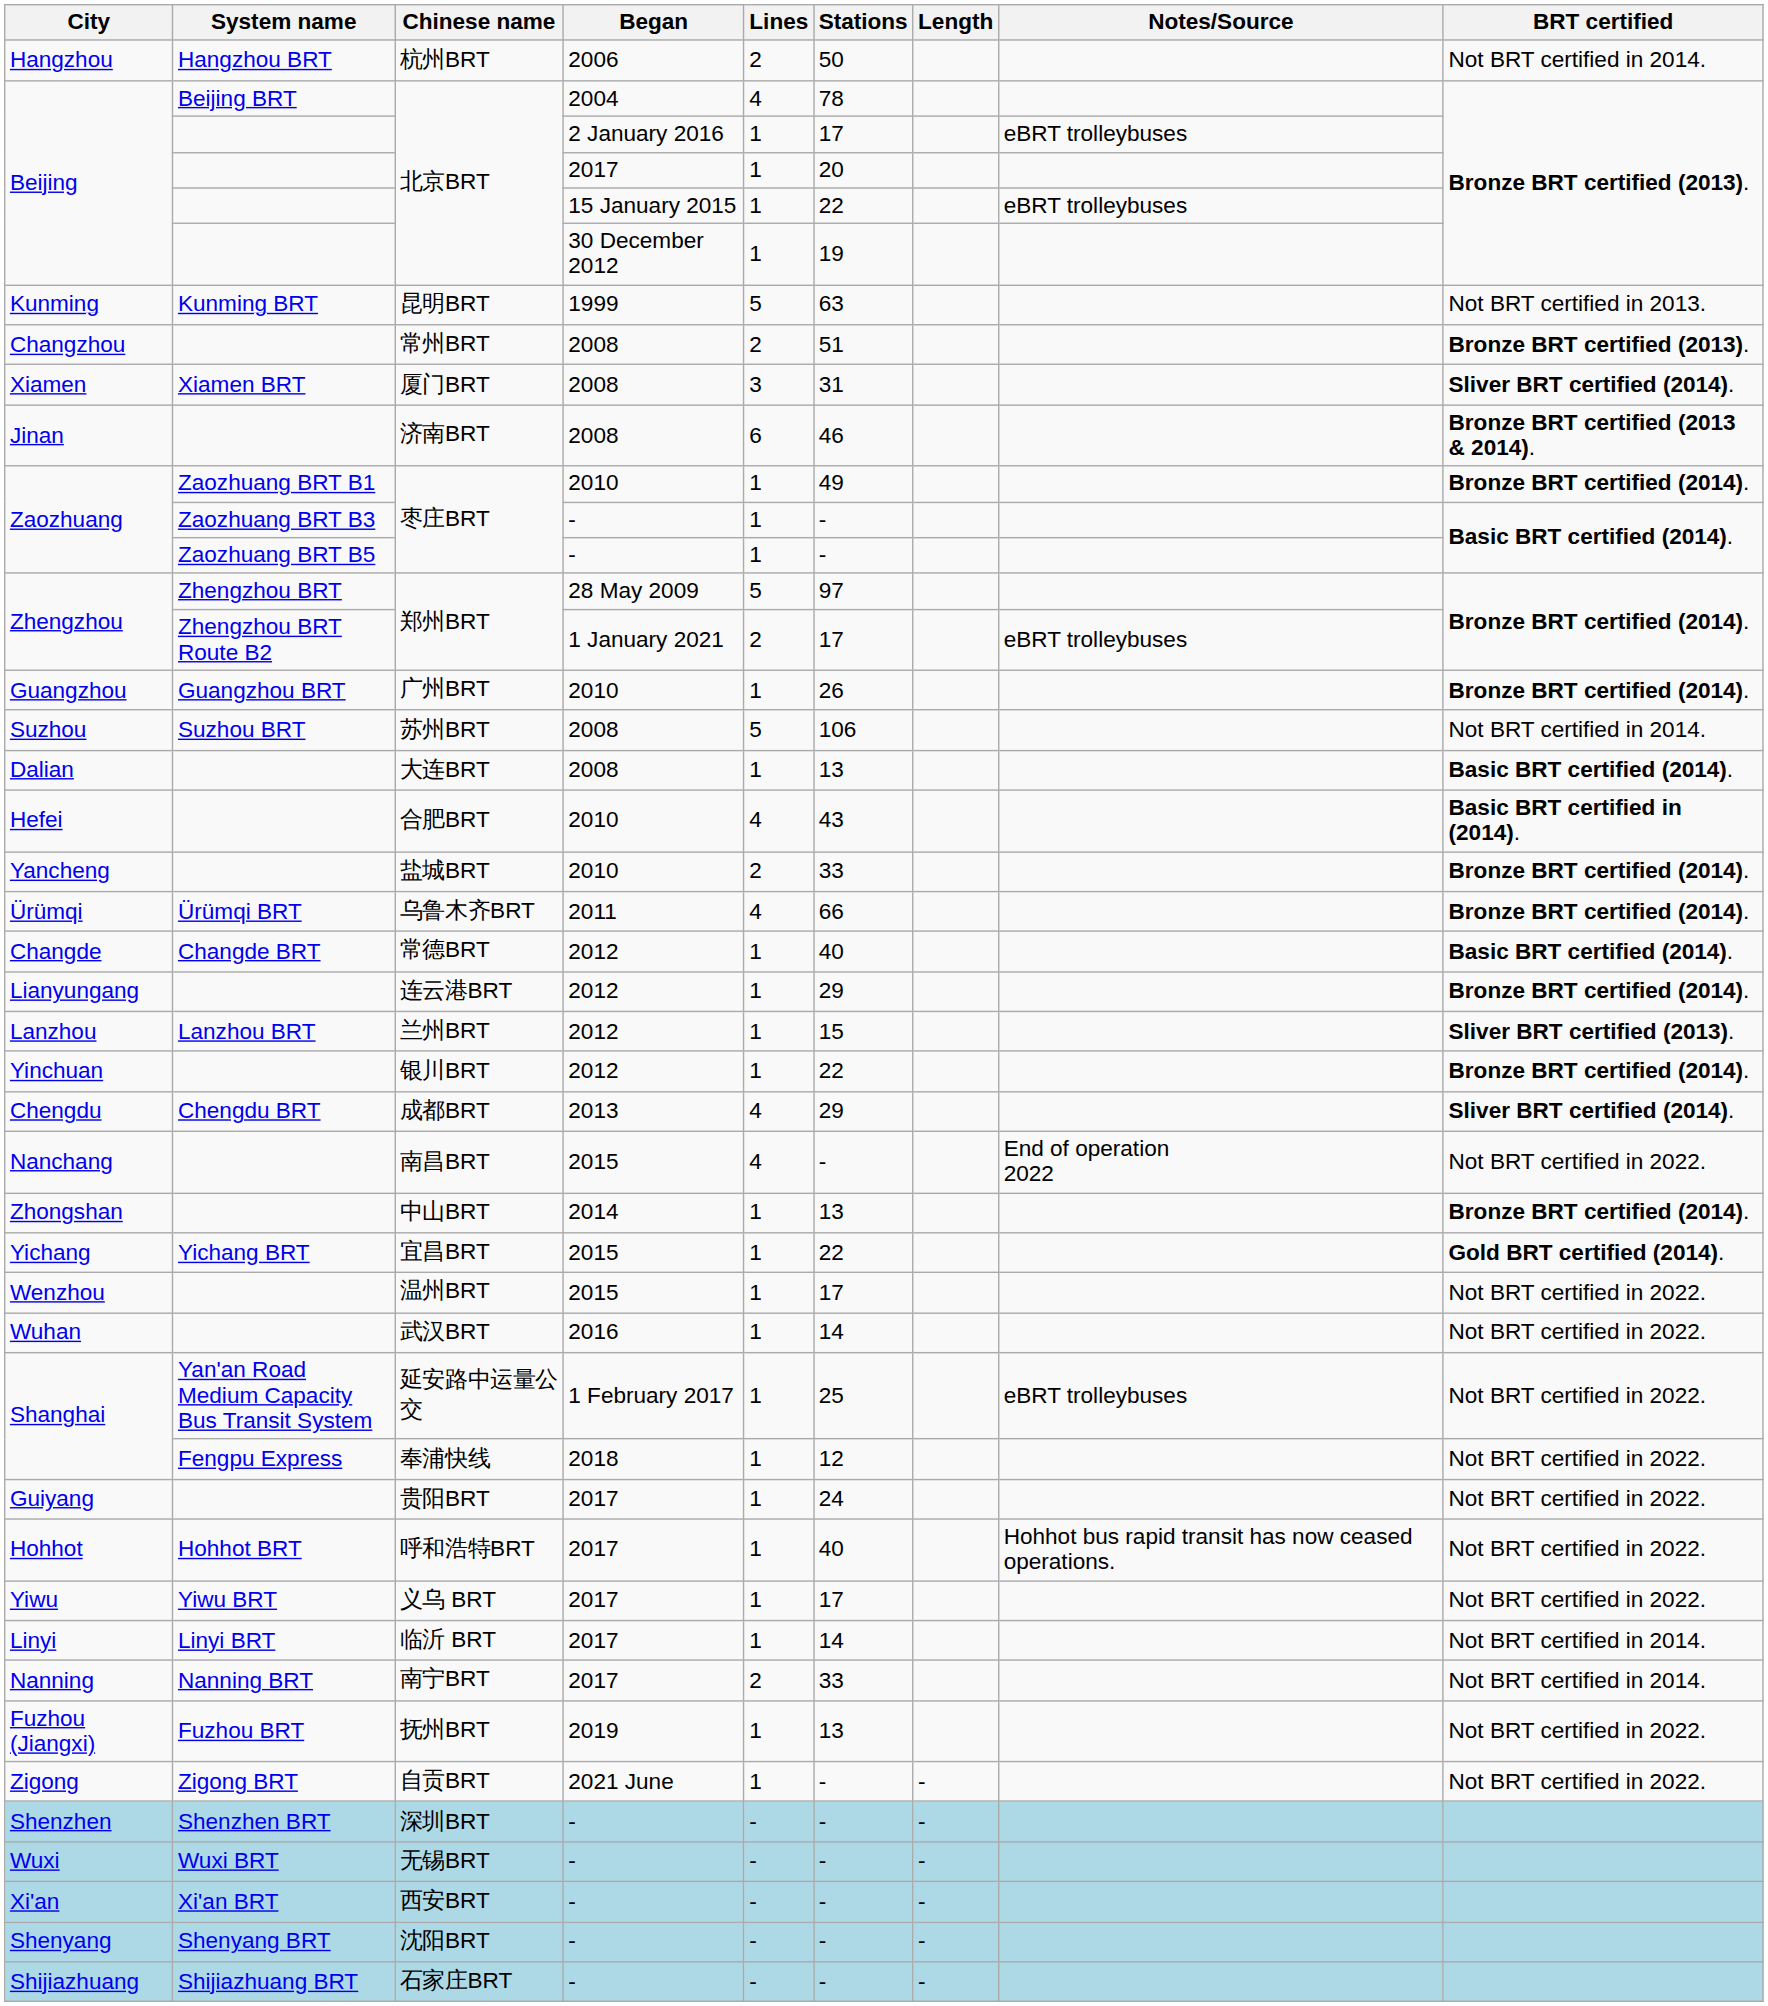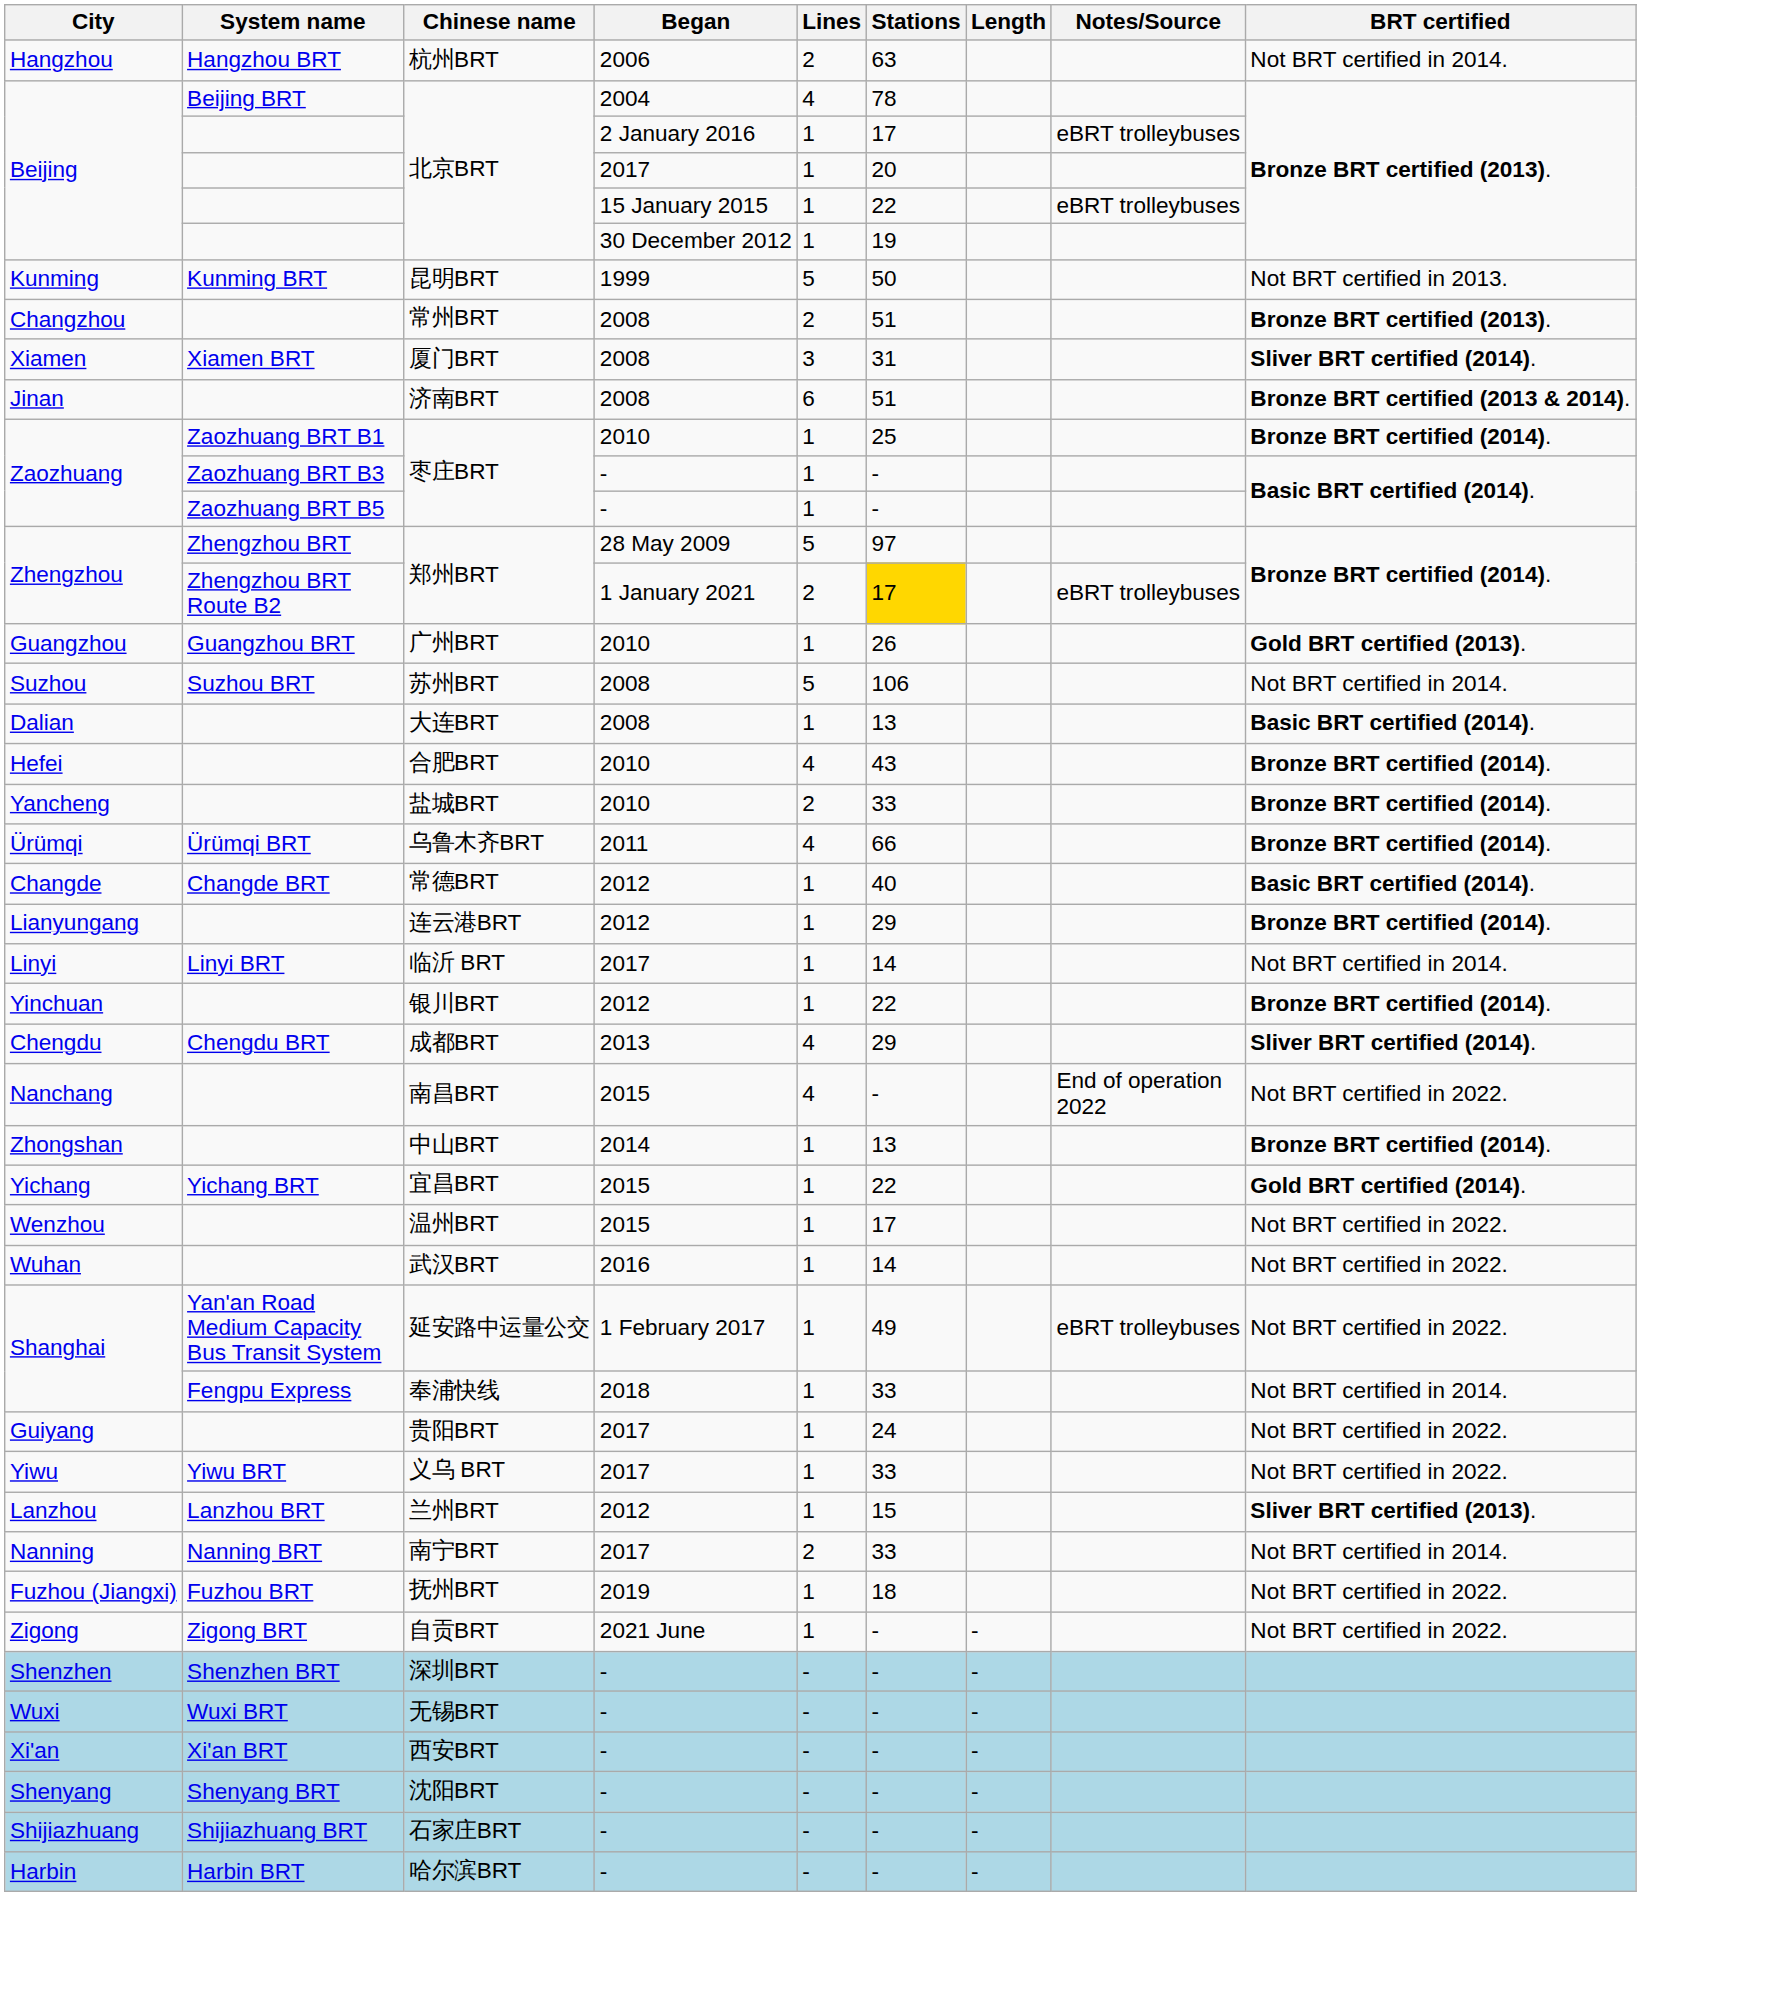(831, 60) 50 -> (884, 60) 63
(831, 304) 63 -> (884, 279) 50
(831, 435) 46 -> (884, 399) 51
(831, 483) 49 -> (884, 437) 25
(831, 639) no background -> (884, 592) gold background
(1599, 690) Bronze BRT certified (2014). -> (1388, 643) Gold BRT certified (2013).
(1565, 820) Basic BRT certified in (2014). -> (1401, 763) Bronze BRT certified (2014).
rows swapped: (445, 1030) <-> (448, 1639)
(831, 1395) 25 -> (884, 1328) 49
(831, 1459) 12 -> (884, 1391) 33
(1577, 1459) Not BRT certified in 2022. -> (1379, 1391) Not BRT certified in 2014.
- row: (467, 1548)
(831, 1600) 17 -> (884, 1471) 33
(831, 1730) 13 -> (884, 1591) 18
+ row: (465, 1870)
